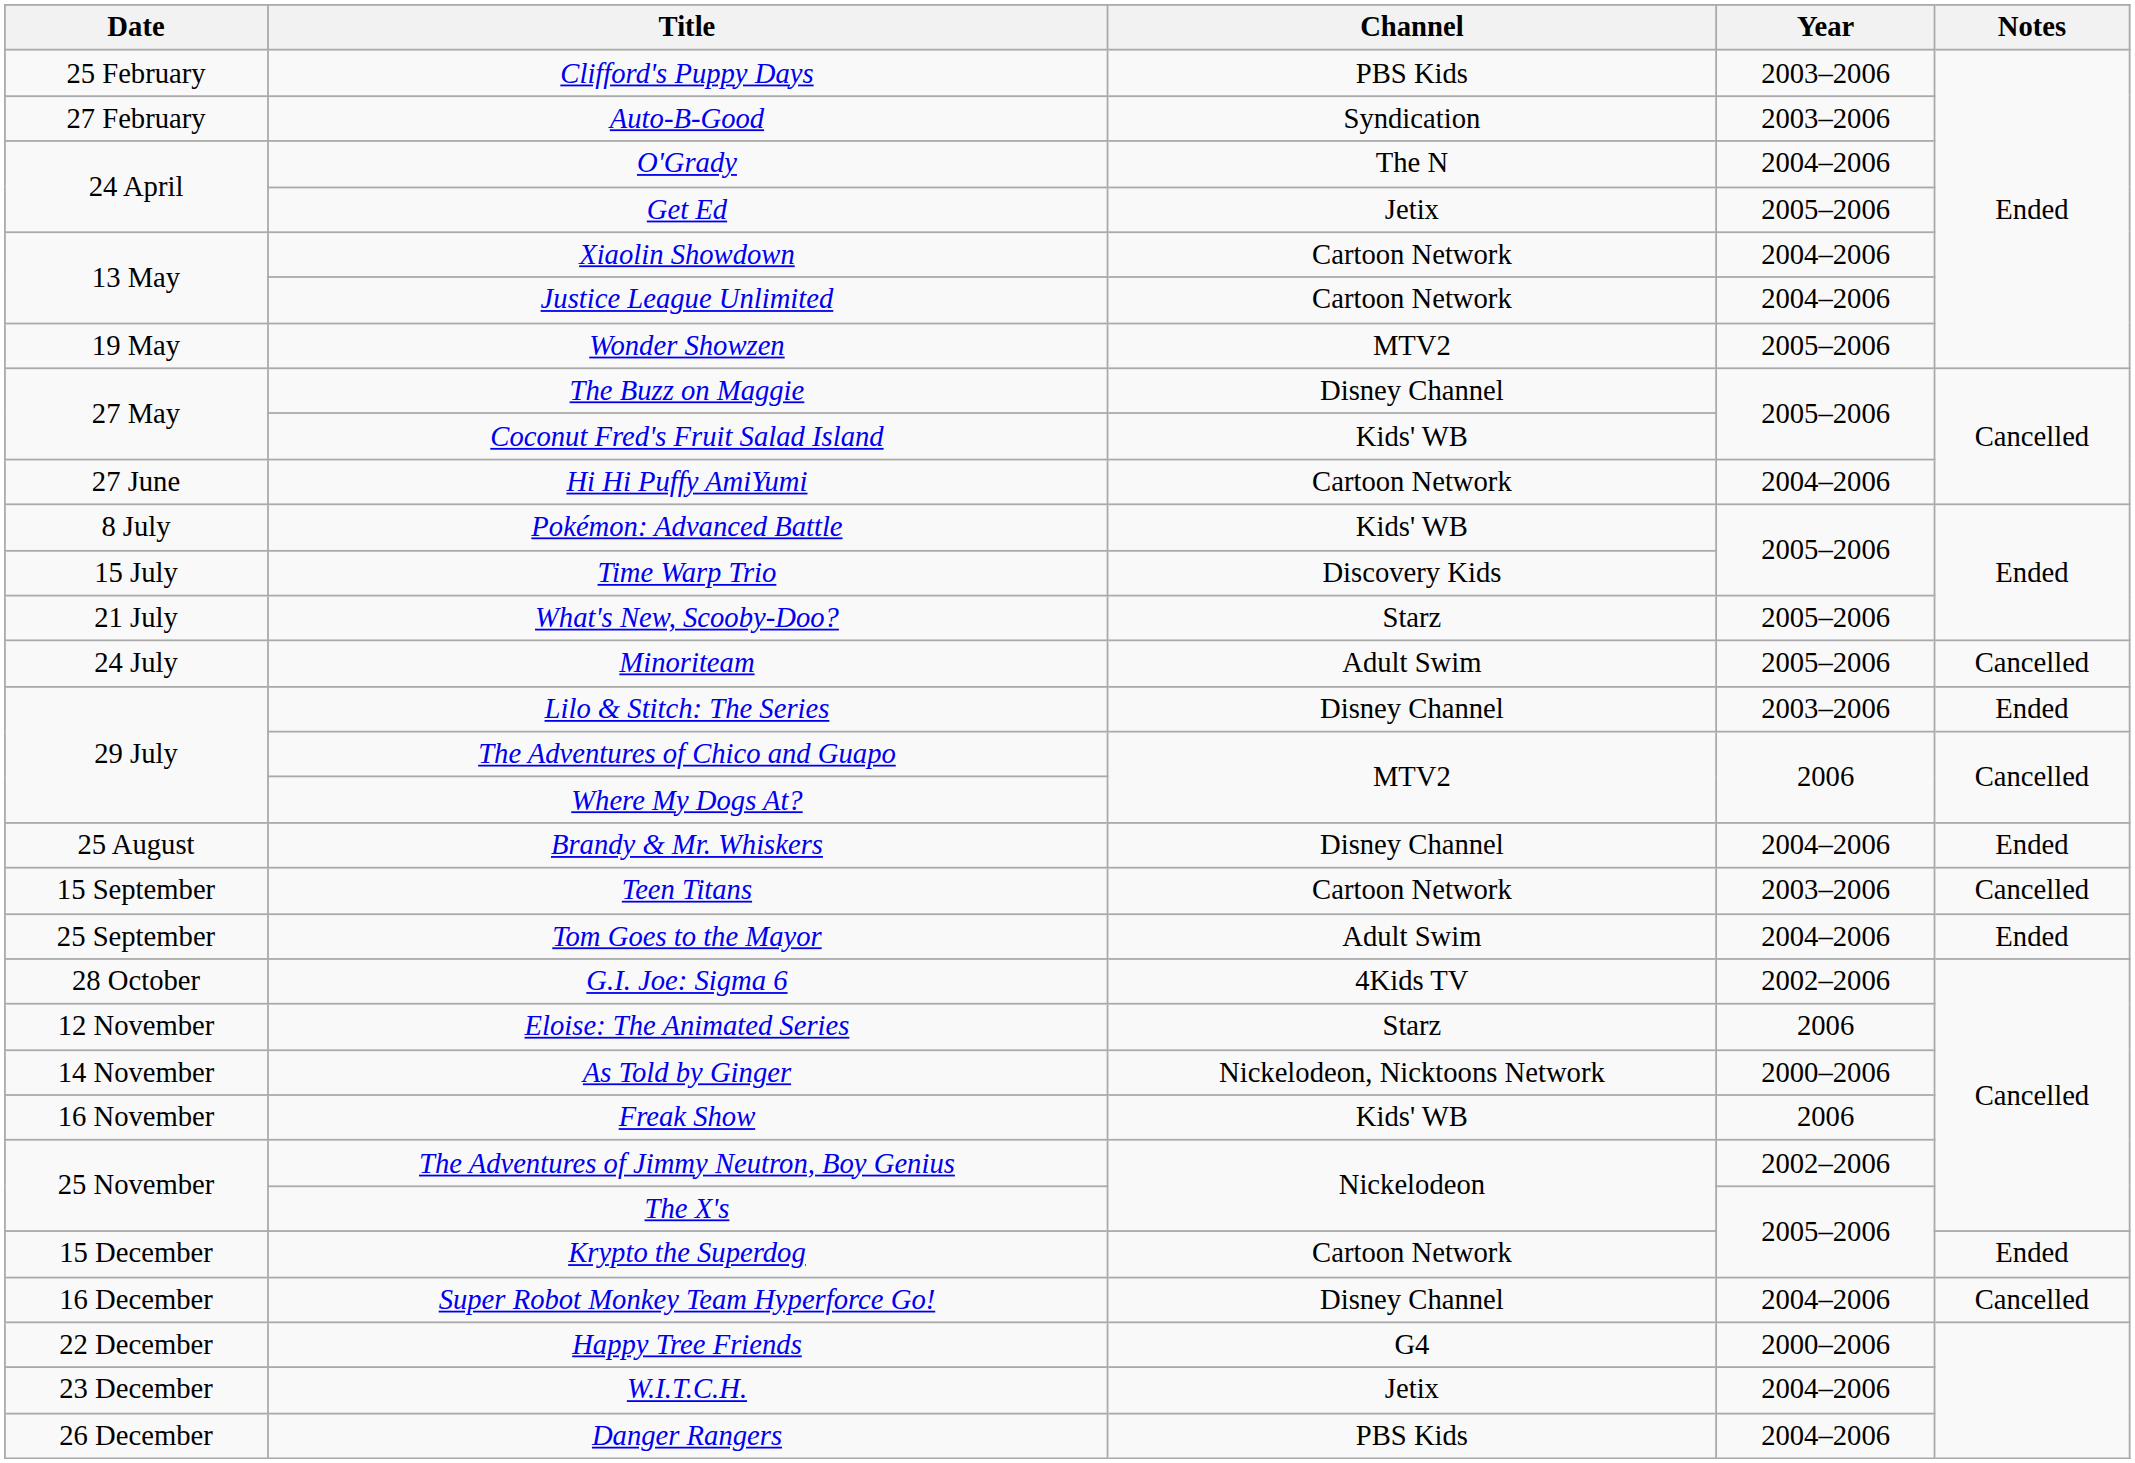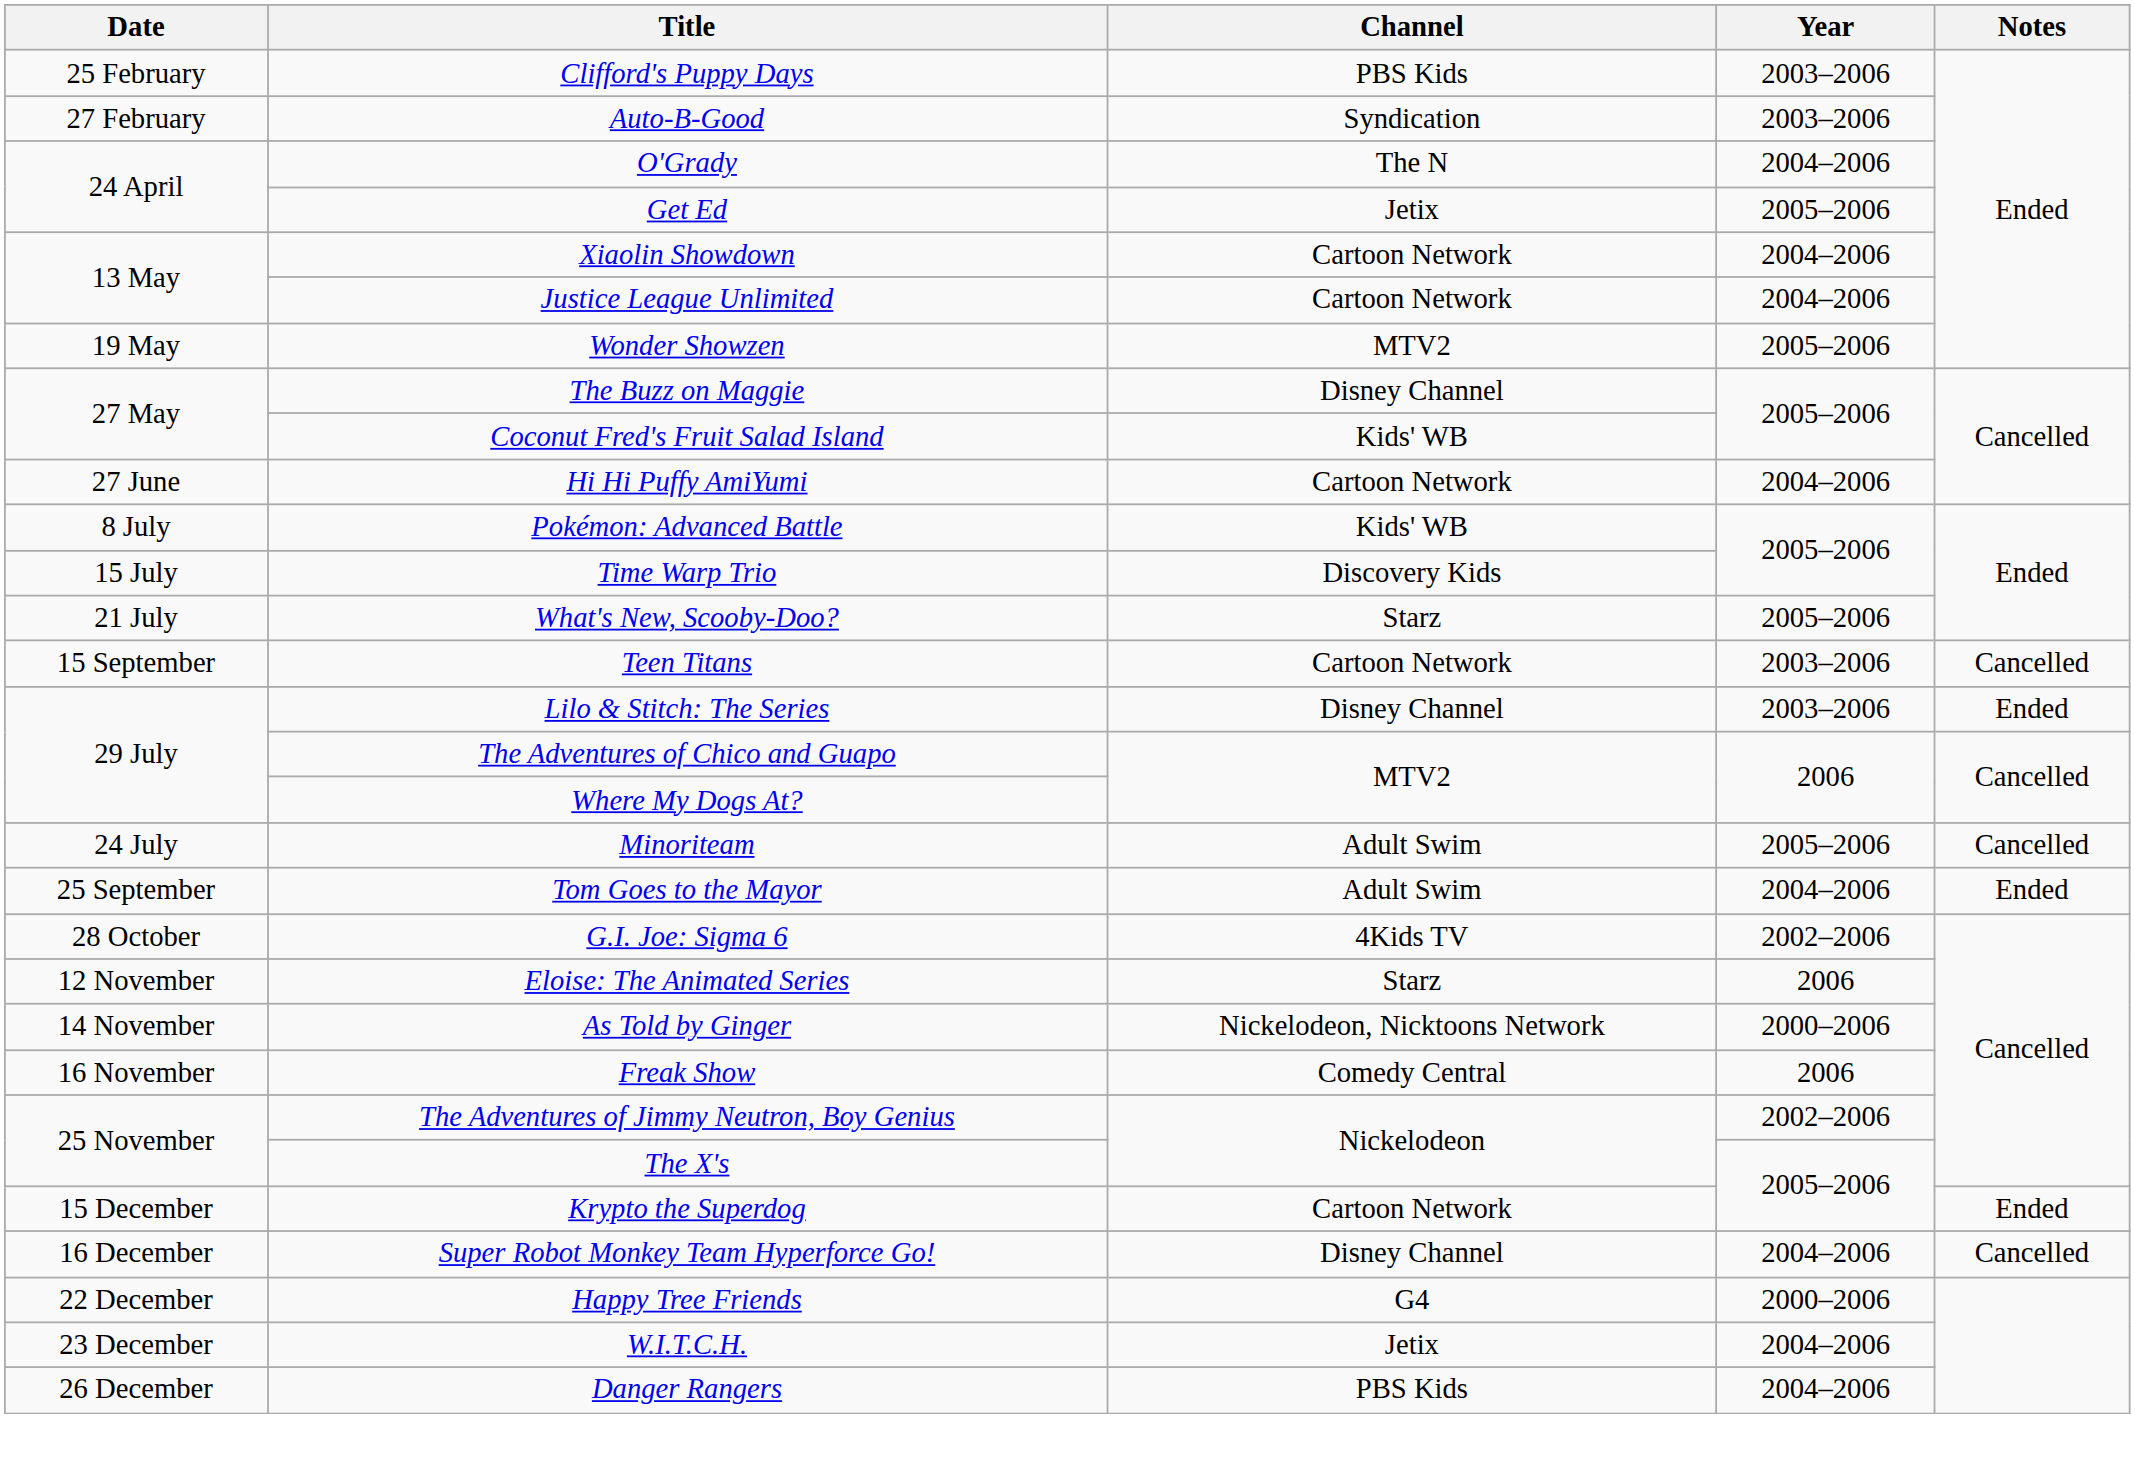rows swapped: (687, 663) <-> (687, 890)
- row: (687, 844)
(1412, 1117) Kids' WB -> (1412, 1071) Comedy Central
